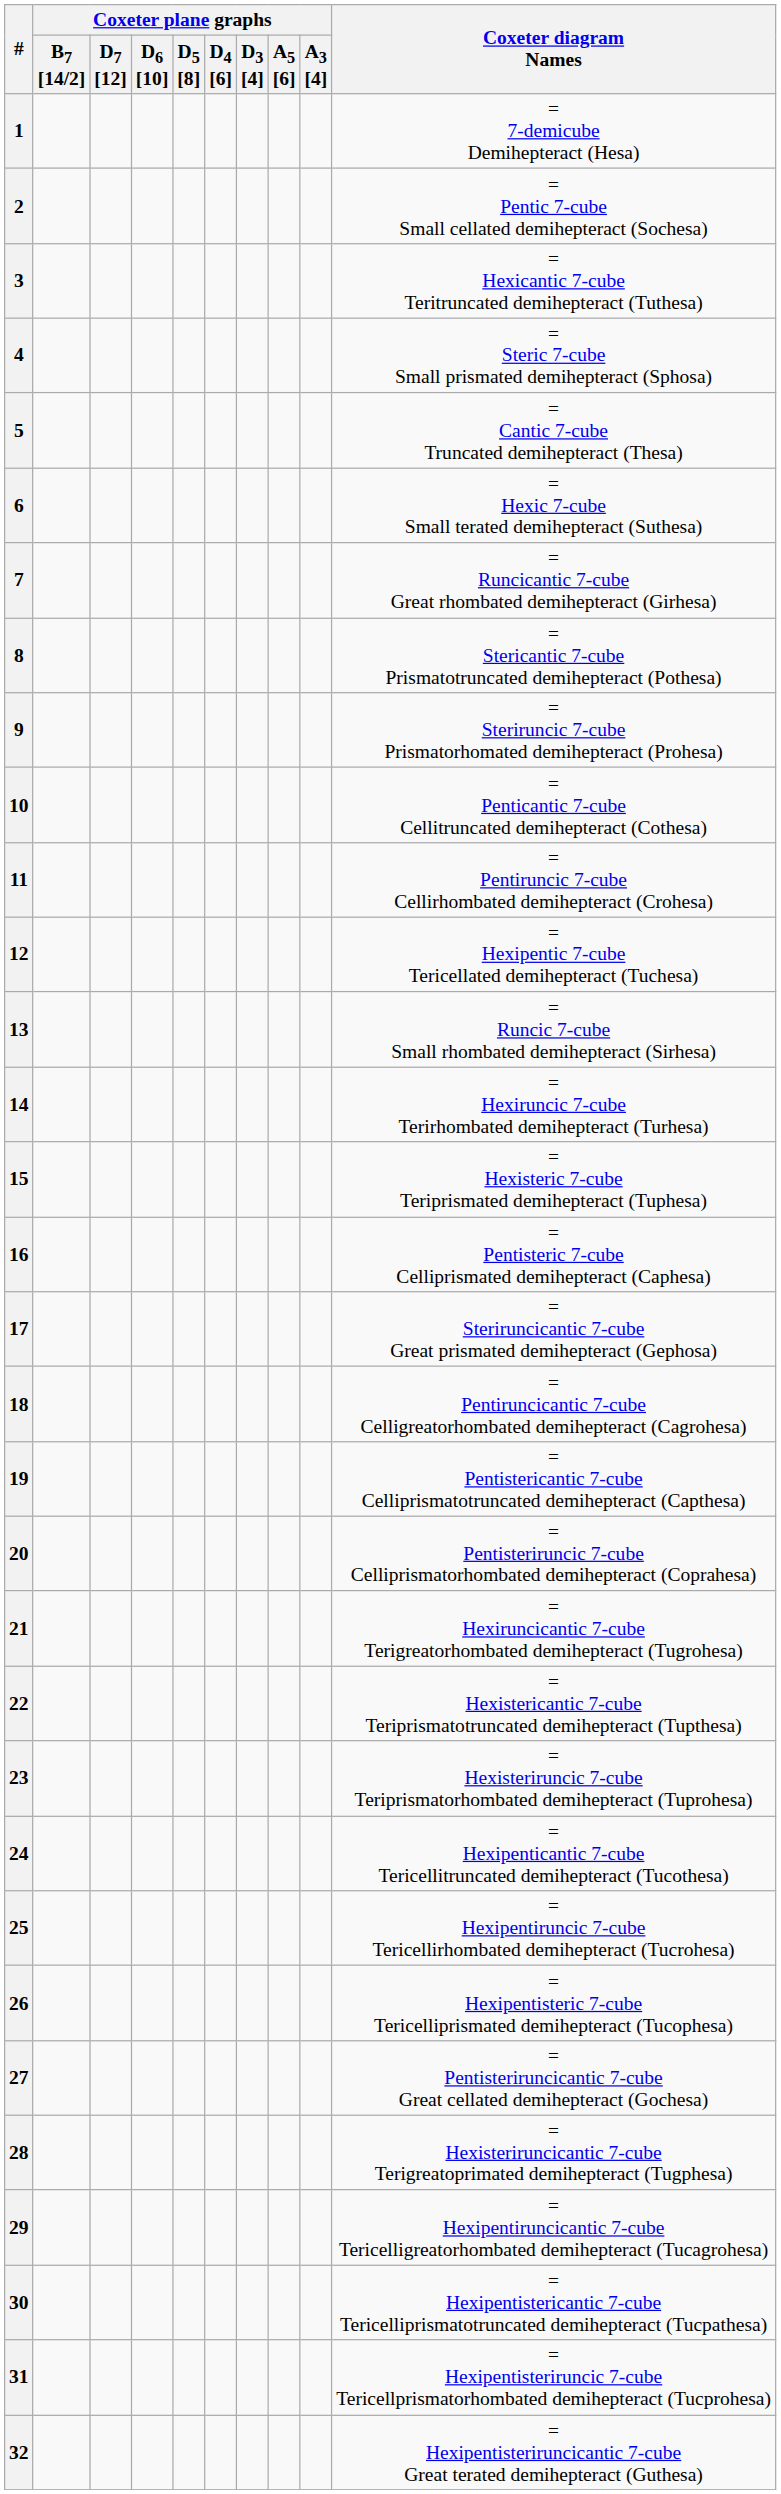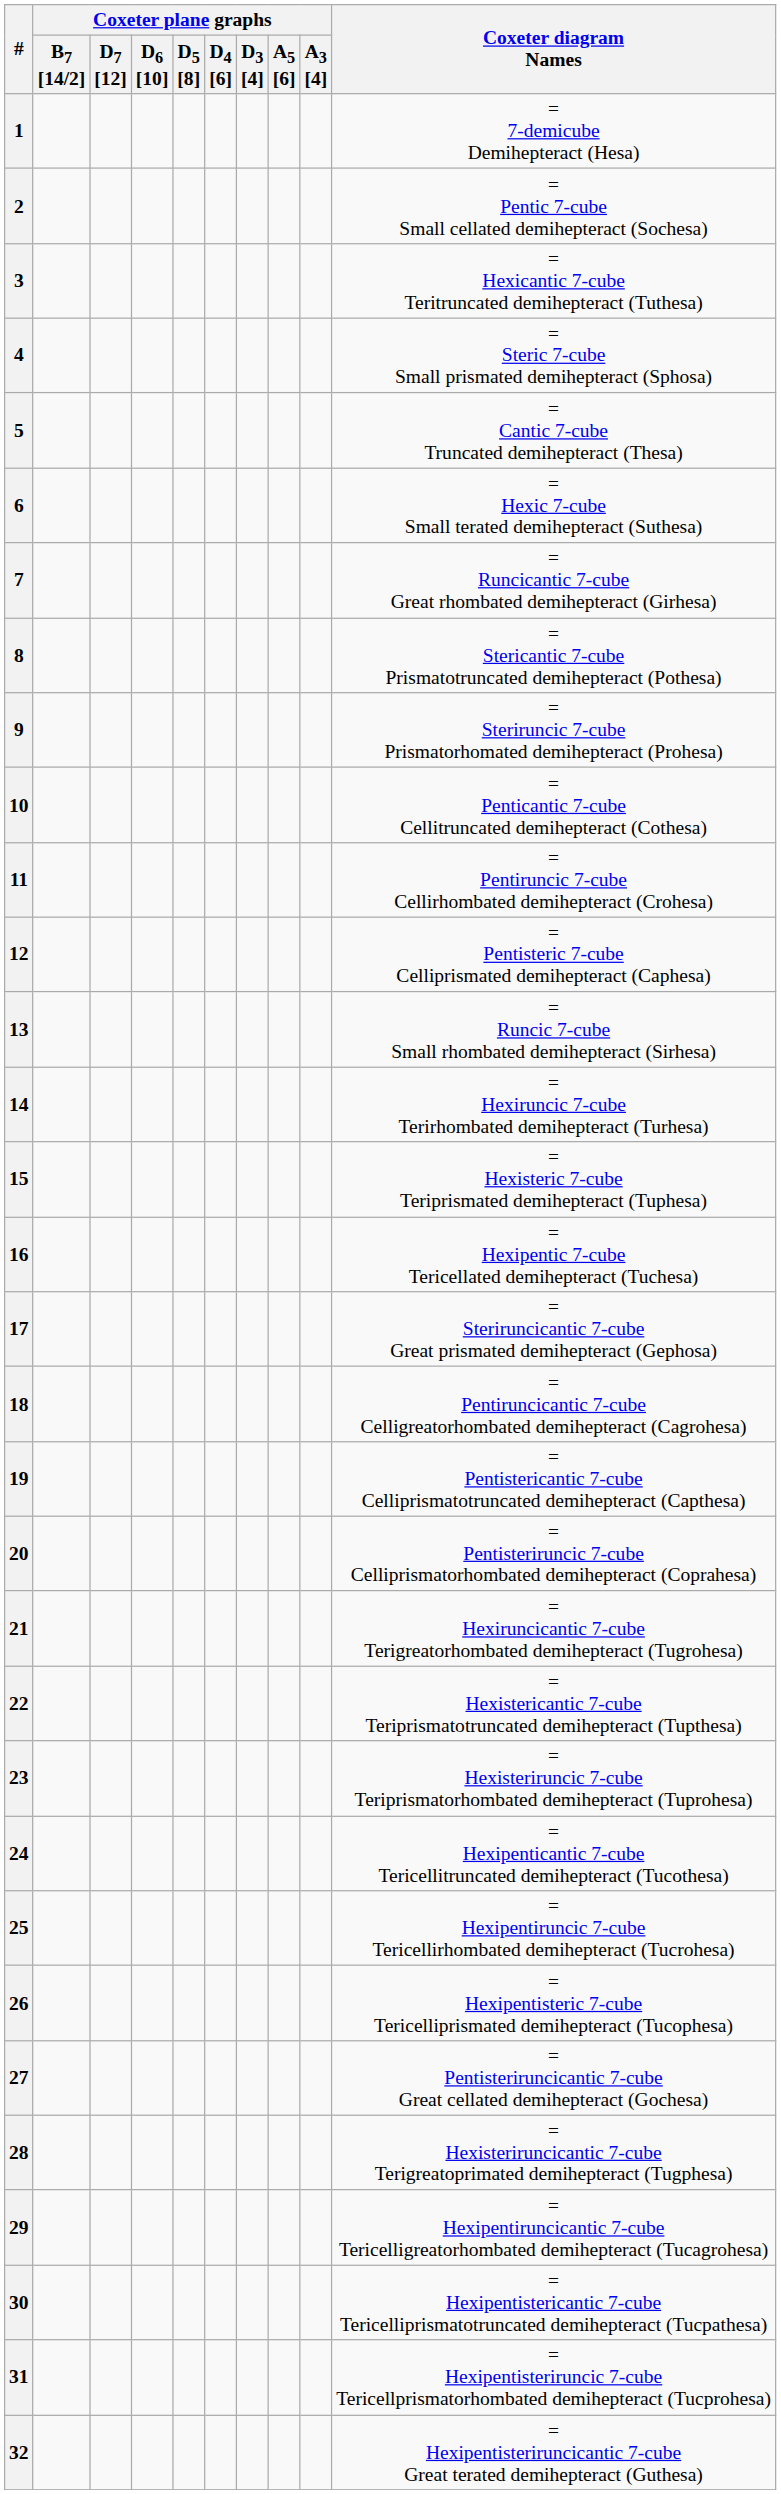(554, 954) = Hexipentic 7-cube Tericellated demihepteract (Tuchesa) -> (554, 954) = Pentisteric 7-cube Celliprismated demihepteract (Caphesa)
(554, 1254) = Pentisteric 7-cube Celliprismated demihepteract (Caphesa) -> (554, 1254) = Hexipentic 7-cube Tericellated demihepteract (Tuchesa)
